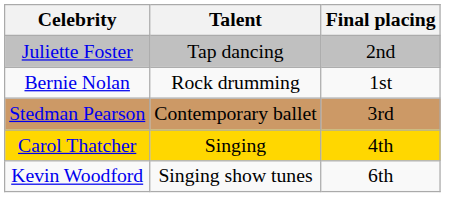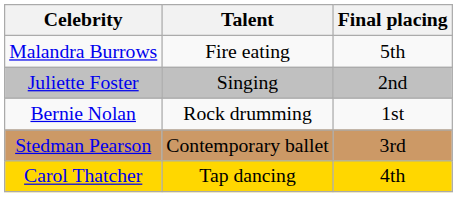+ row: (83, 51)
(235, 51) Tap dancing -> (247, 82) Singing
(235, 144) Singing -> (248, 176) Tap dancing
- row: (77, 176)
